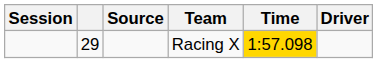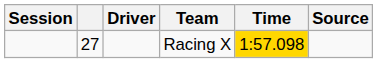columns swapped: (345, 17) <-> (135, 17)
(90, 44) 29 -> (90, 44) 27
